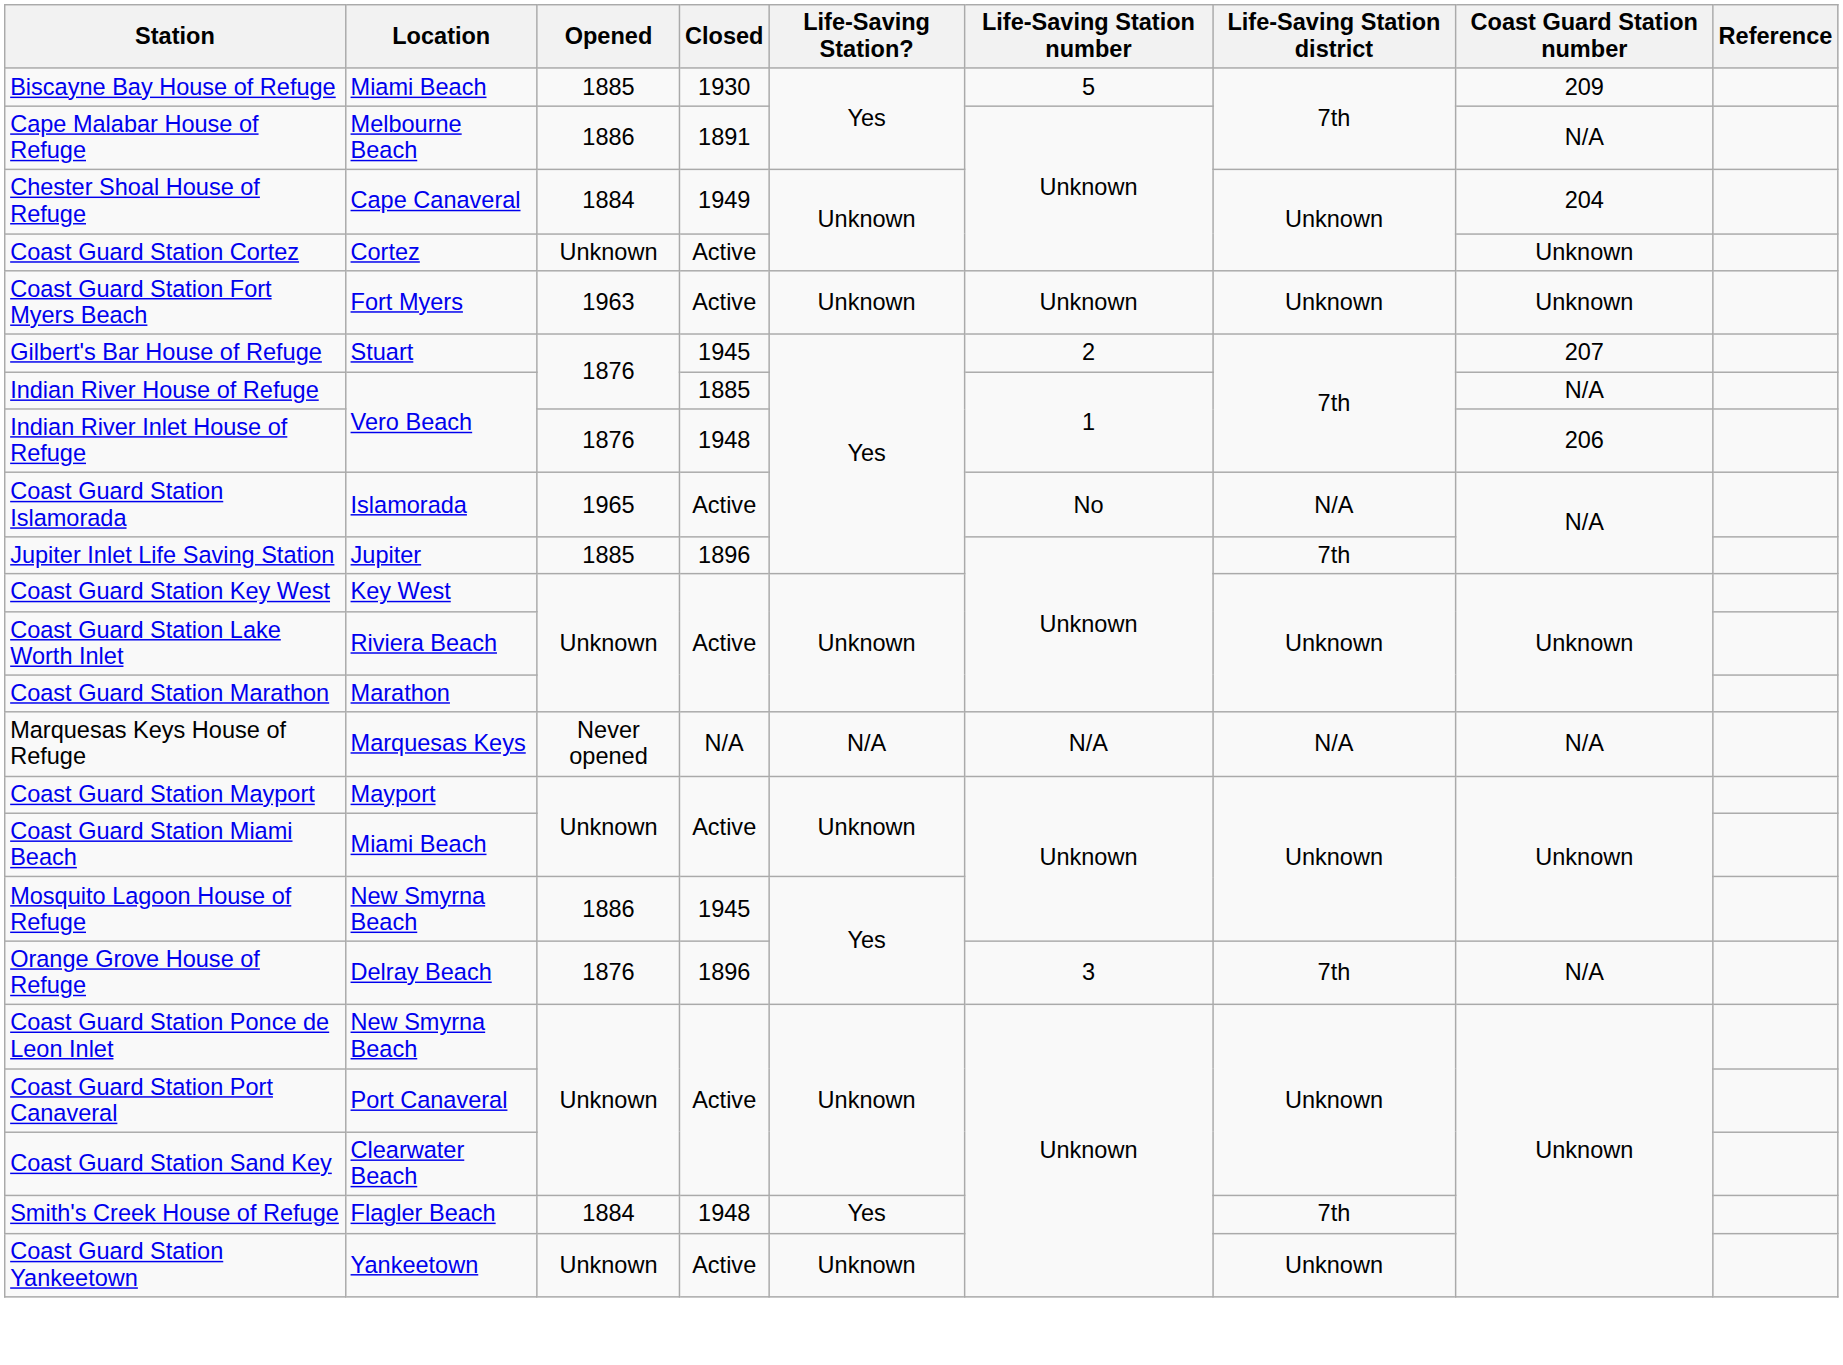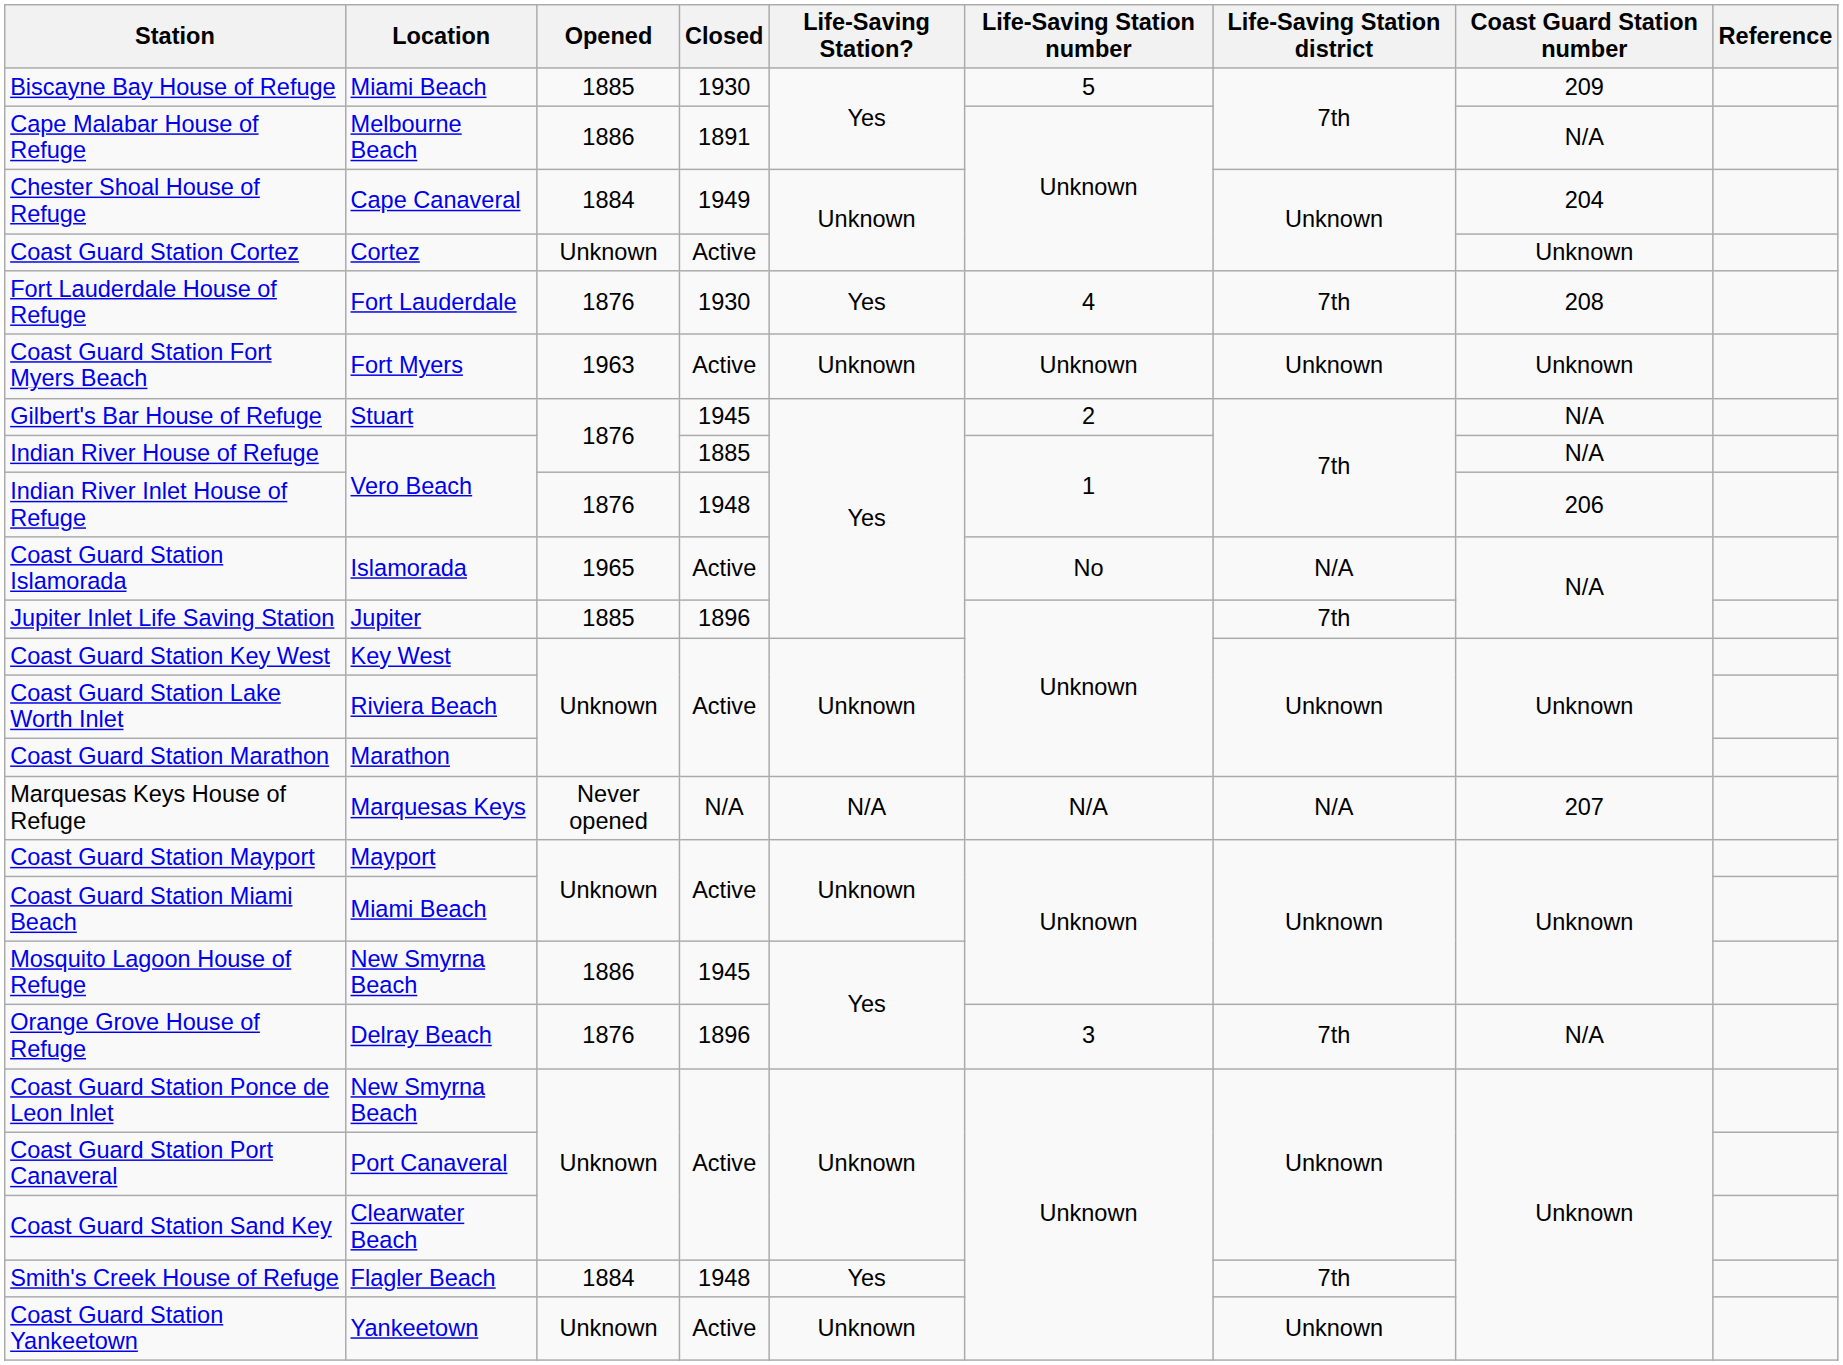+ row: (144, 302)
(1584, 352) 207 -> (1584, 416) N/A
(1584, 743) N/A -> (1584, 807) 207
